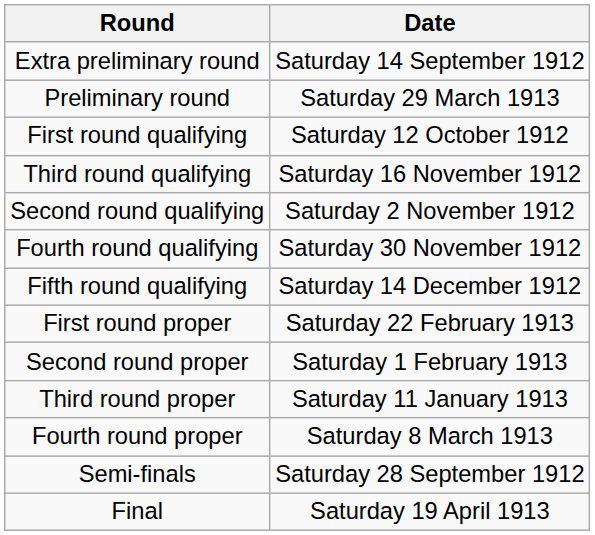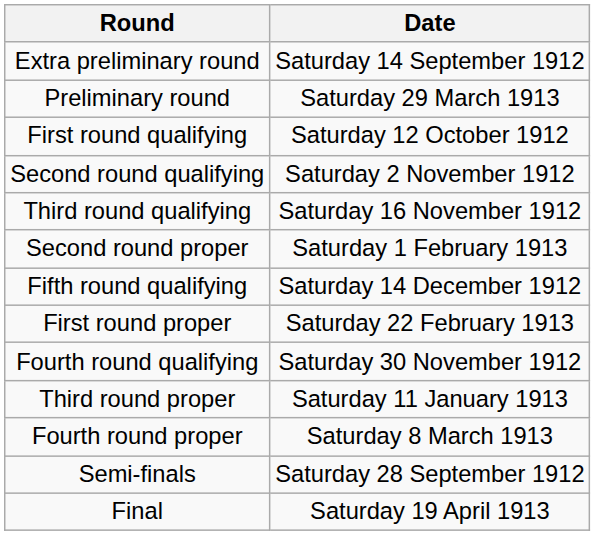rows swapped: (137, 211) <-> (137, 173)
rows swapped: (137, 248) <-> (137, 361)
